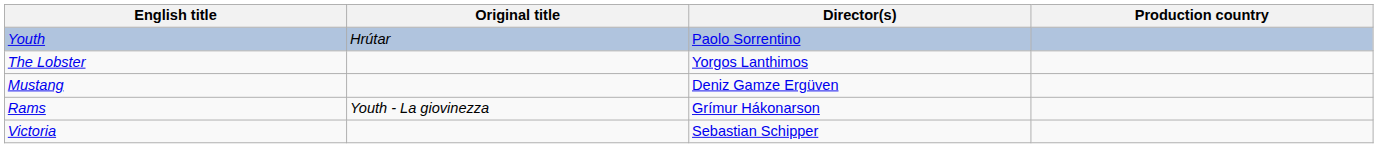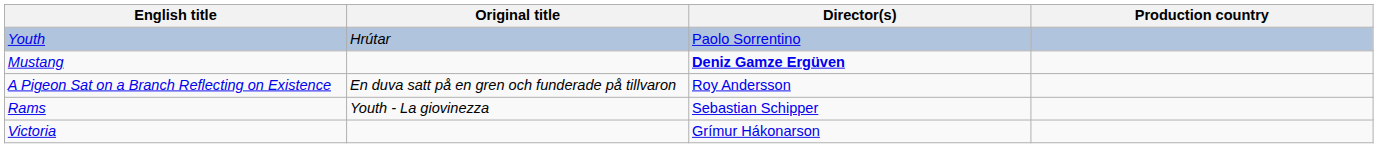- row: (47, 62)
(765, 85) normal -> (768, 62) bold
+ row: (169, 85)
(756, 108) Grímur Hákonarson -> (755, 108) Sebastian Schipper
(755, 131) Sebastian Schipper -> (756, 131) Grímur Hákonarson
